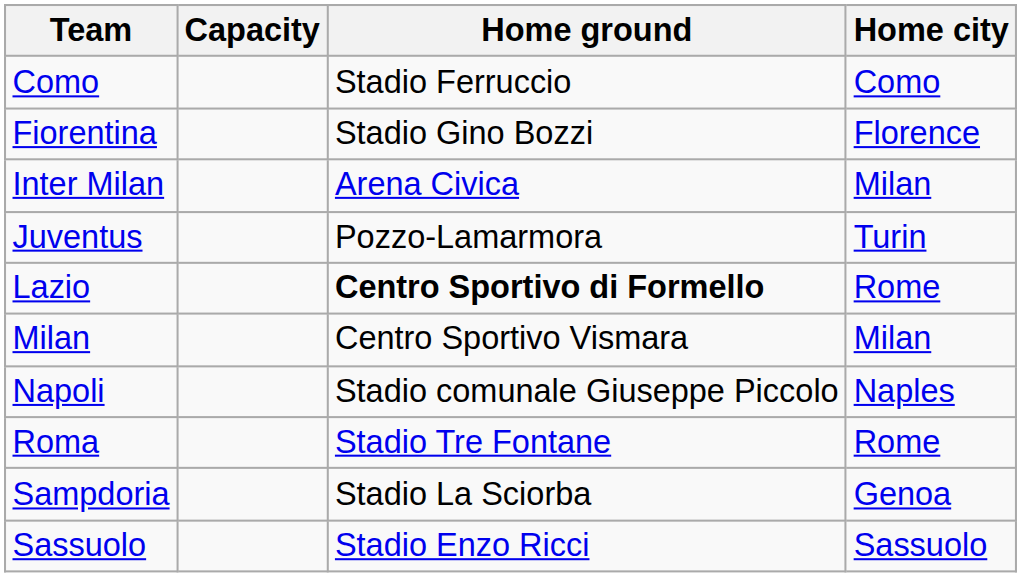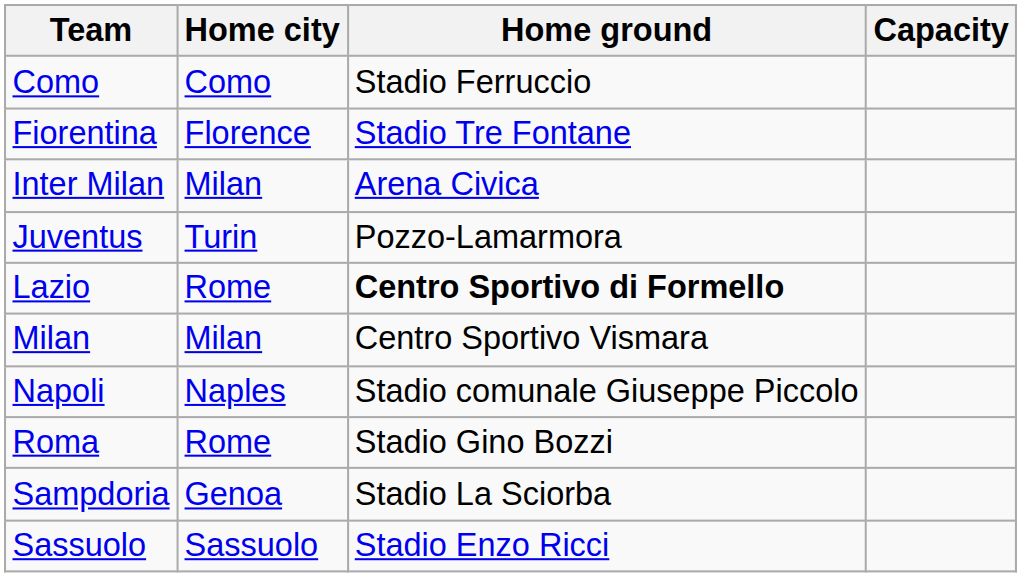columns swapped: (931, 30) <-> (252, 30)
(464, 133) Stadio Gino Bozzi -> (493, 133) Stadio Tre Fontane
(473, 442) Stadio Tre Fontane -> (484, 442) Stadio Gino Bozzi
